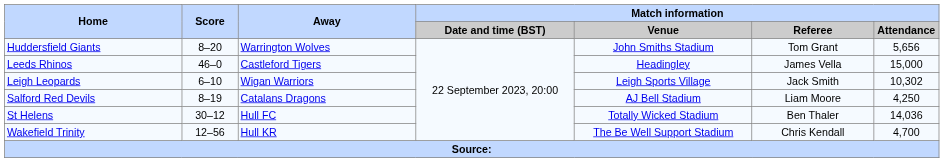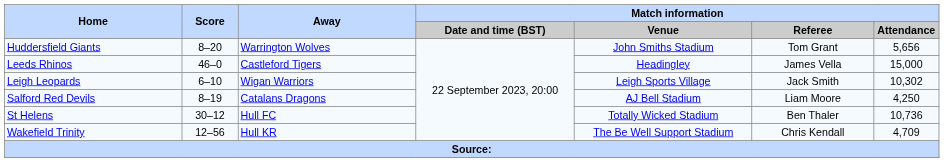(906, 115) 14,036 -> (906, 115) 10,736
(906, 132) 4,700 -> (906, 132) 4,709
